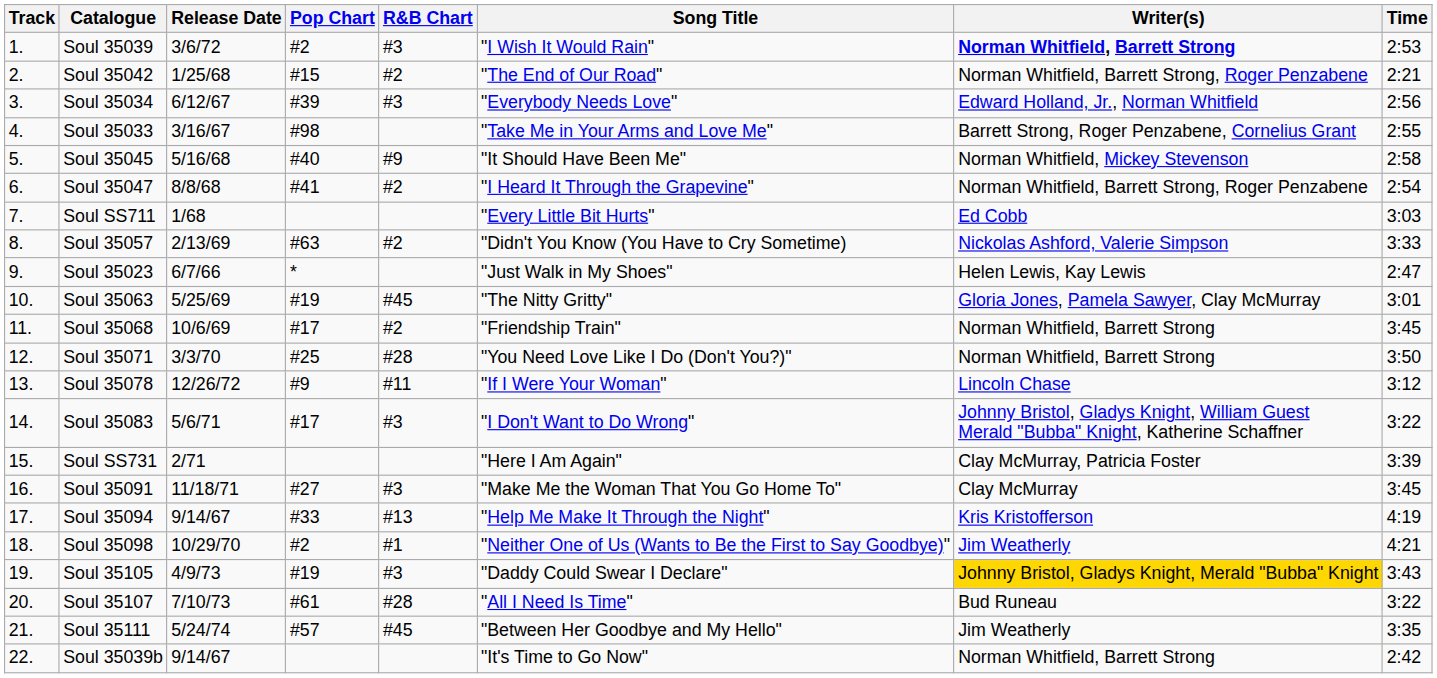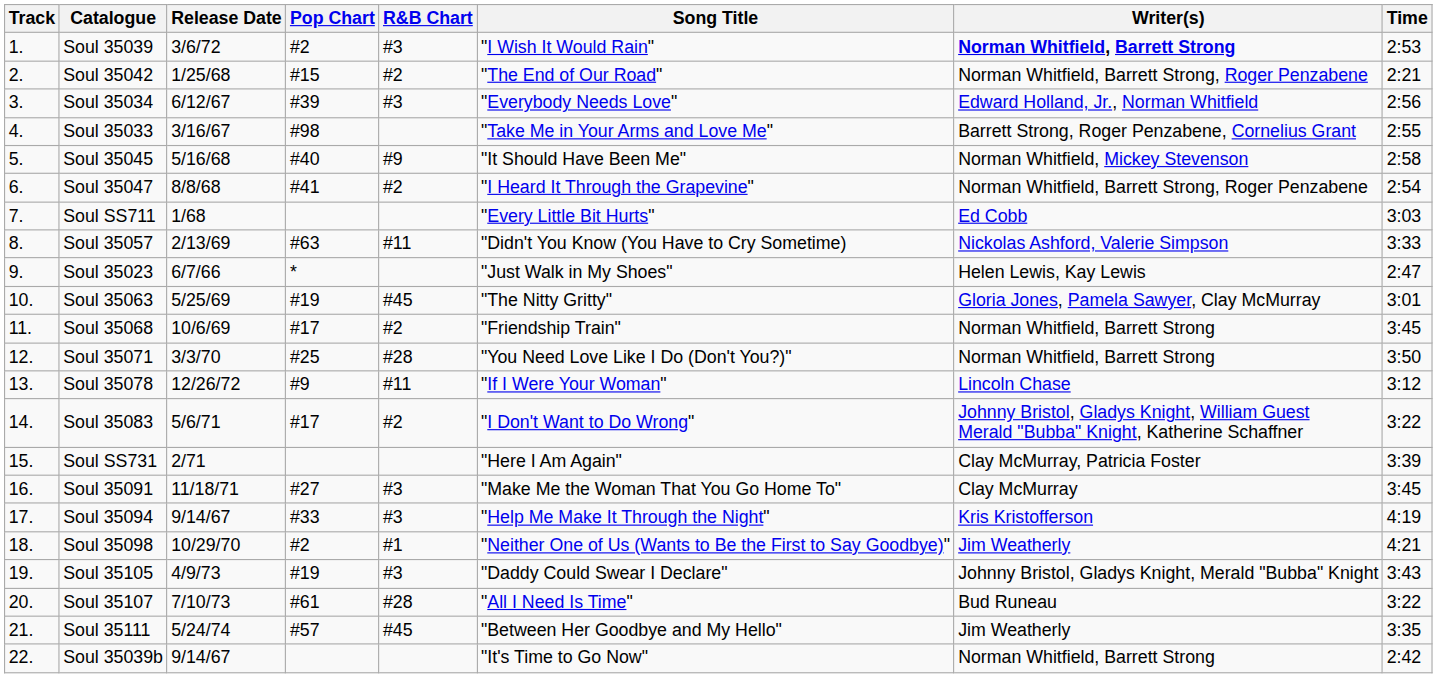(393, 243) #2 -> (397, 243) #11
(393, 422) #3 -> (393, 422) #2
(398, 517) #13 -> (393, 517) #3
(1168, 573) gold background -> (1168, 573) no background
